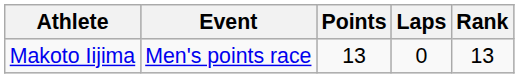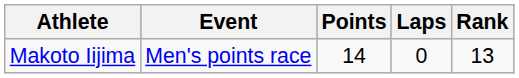(354, 56) 13 -> (354, 56) 14
